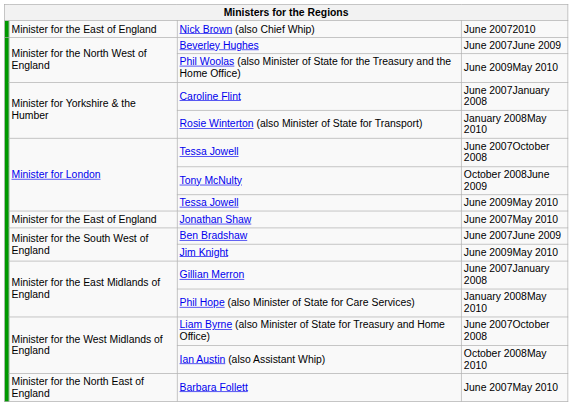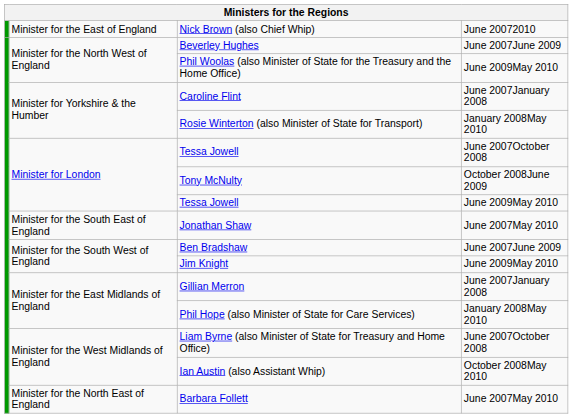(84, 219) Minister for the East of England -> (79, 225) Minister for the South East of England
